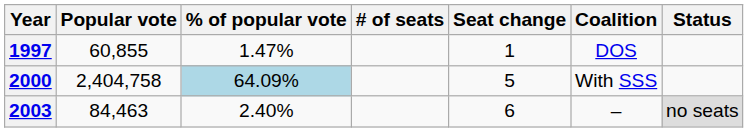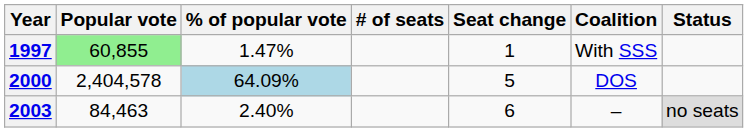(119, 50) no background -> (119, 50) lightgreen background
(616, 50) DOS -> (616, 50) With SSS
(119, 80) 2,404,758 -> (119, 80) 2,404,578
(616, 80) With SSS -> (616, 80) DOS
